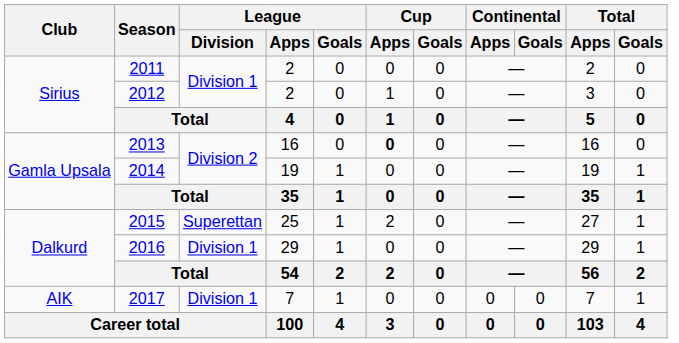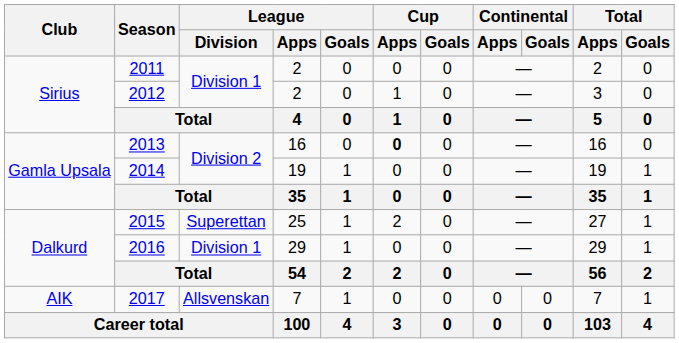(223, 299) Division 1 -> (226, 299) Allsvenskan
